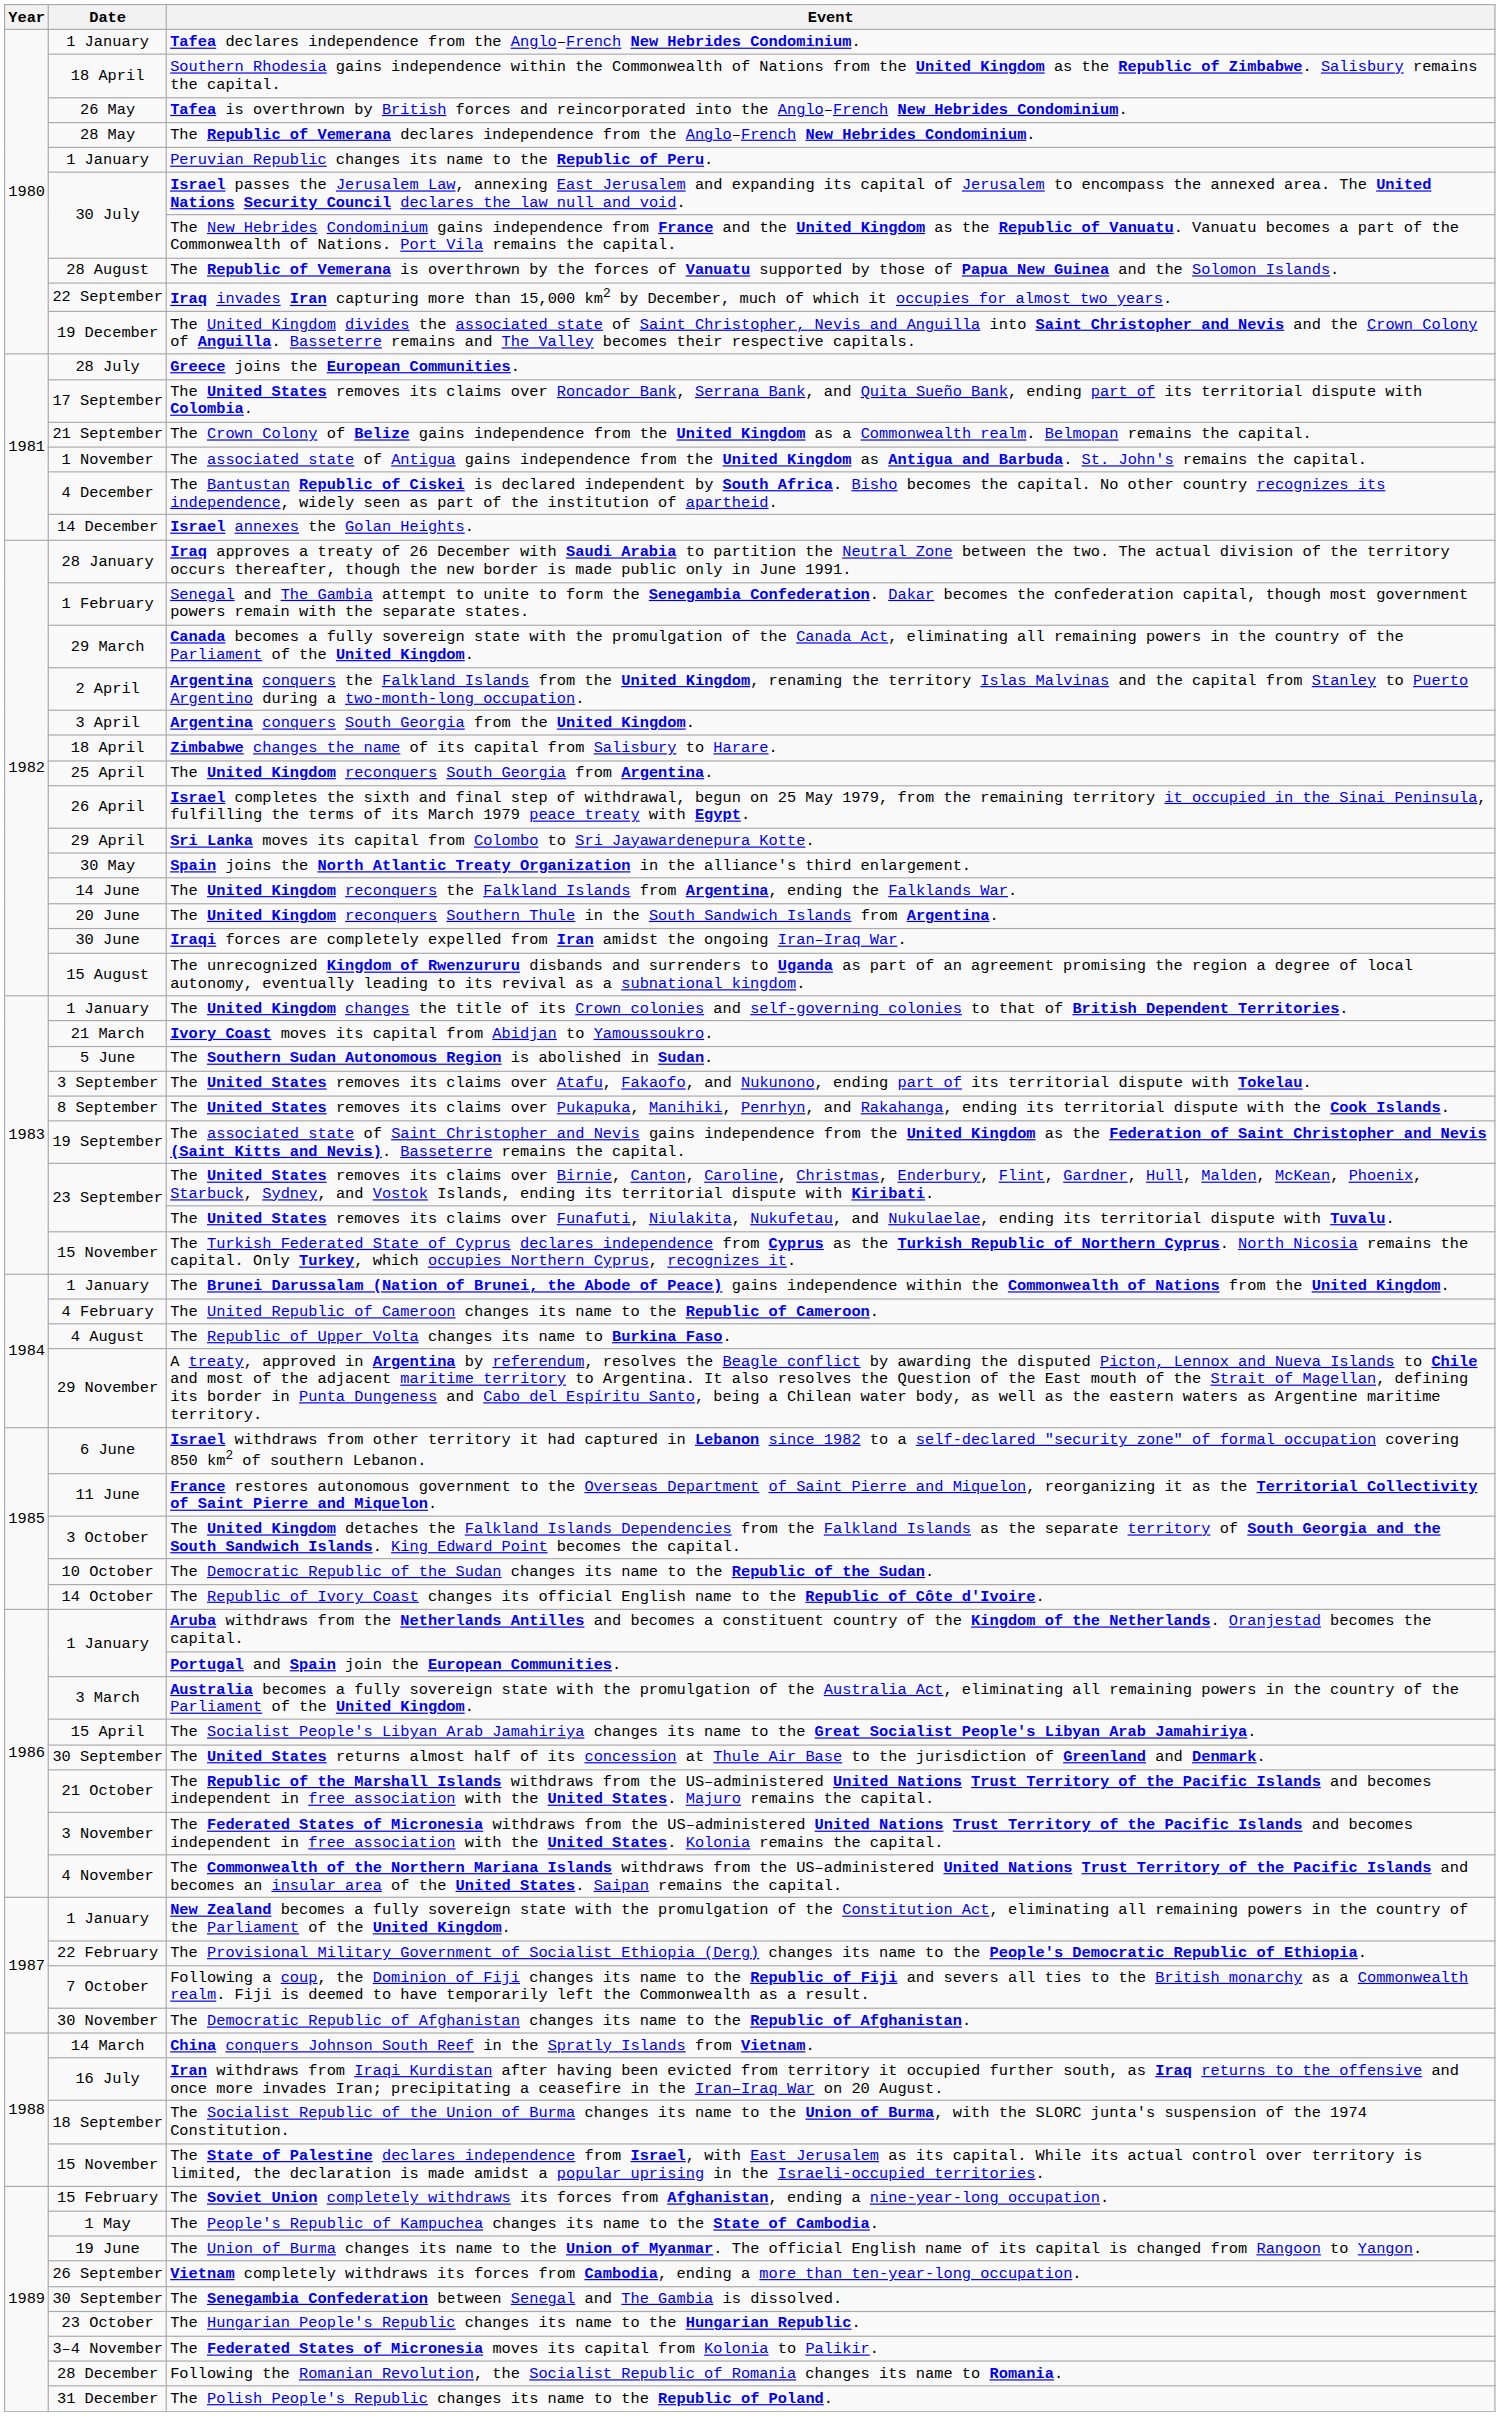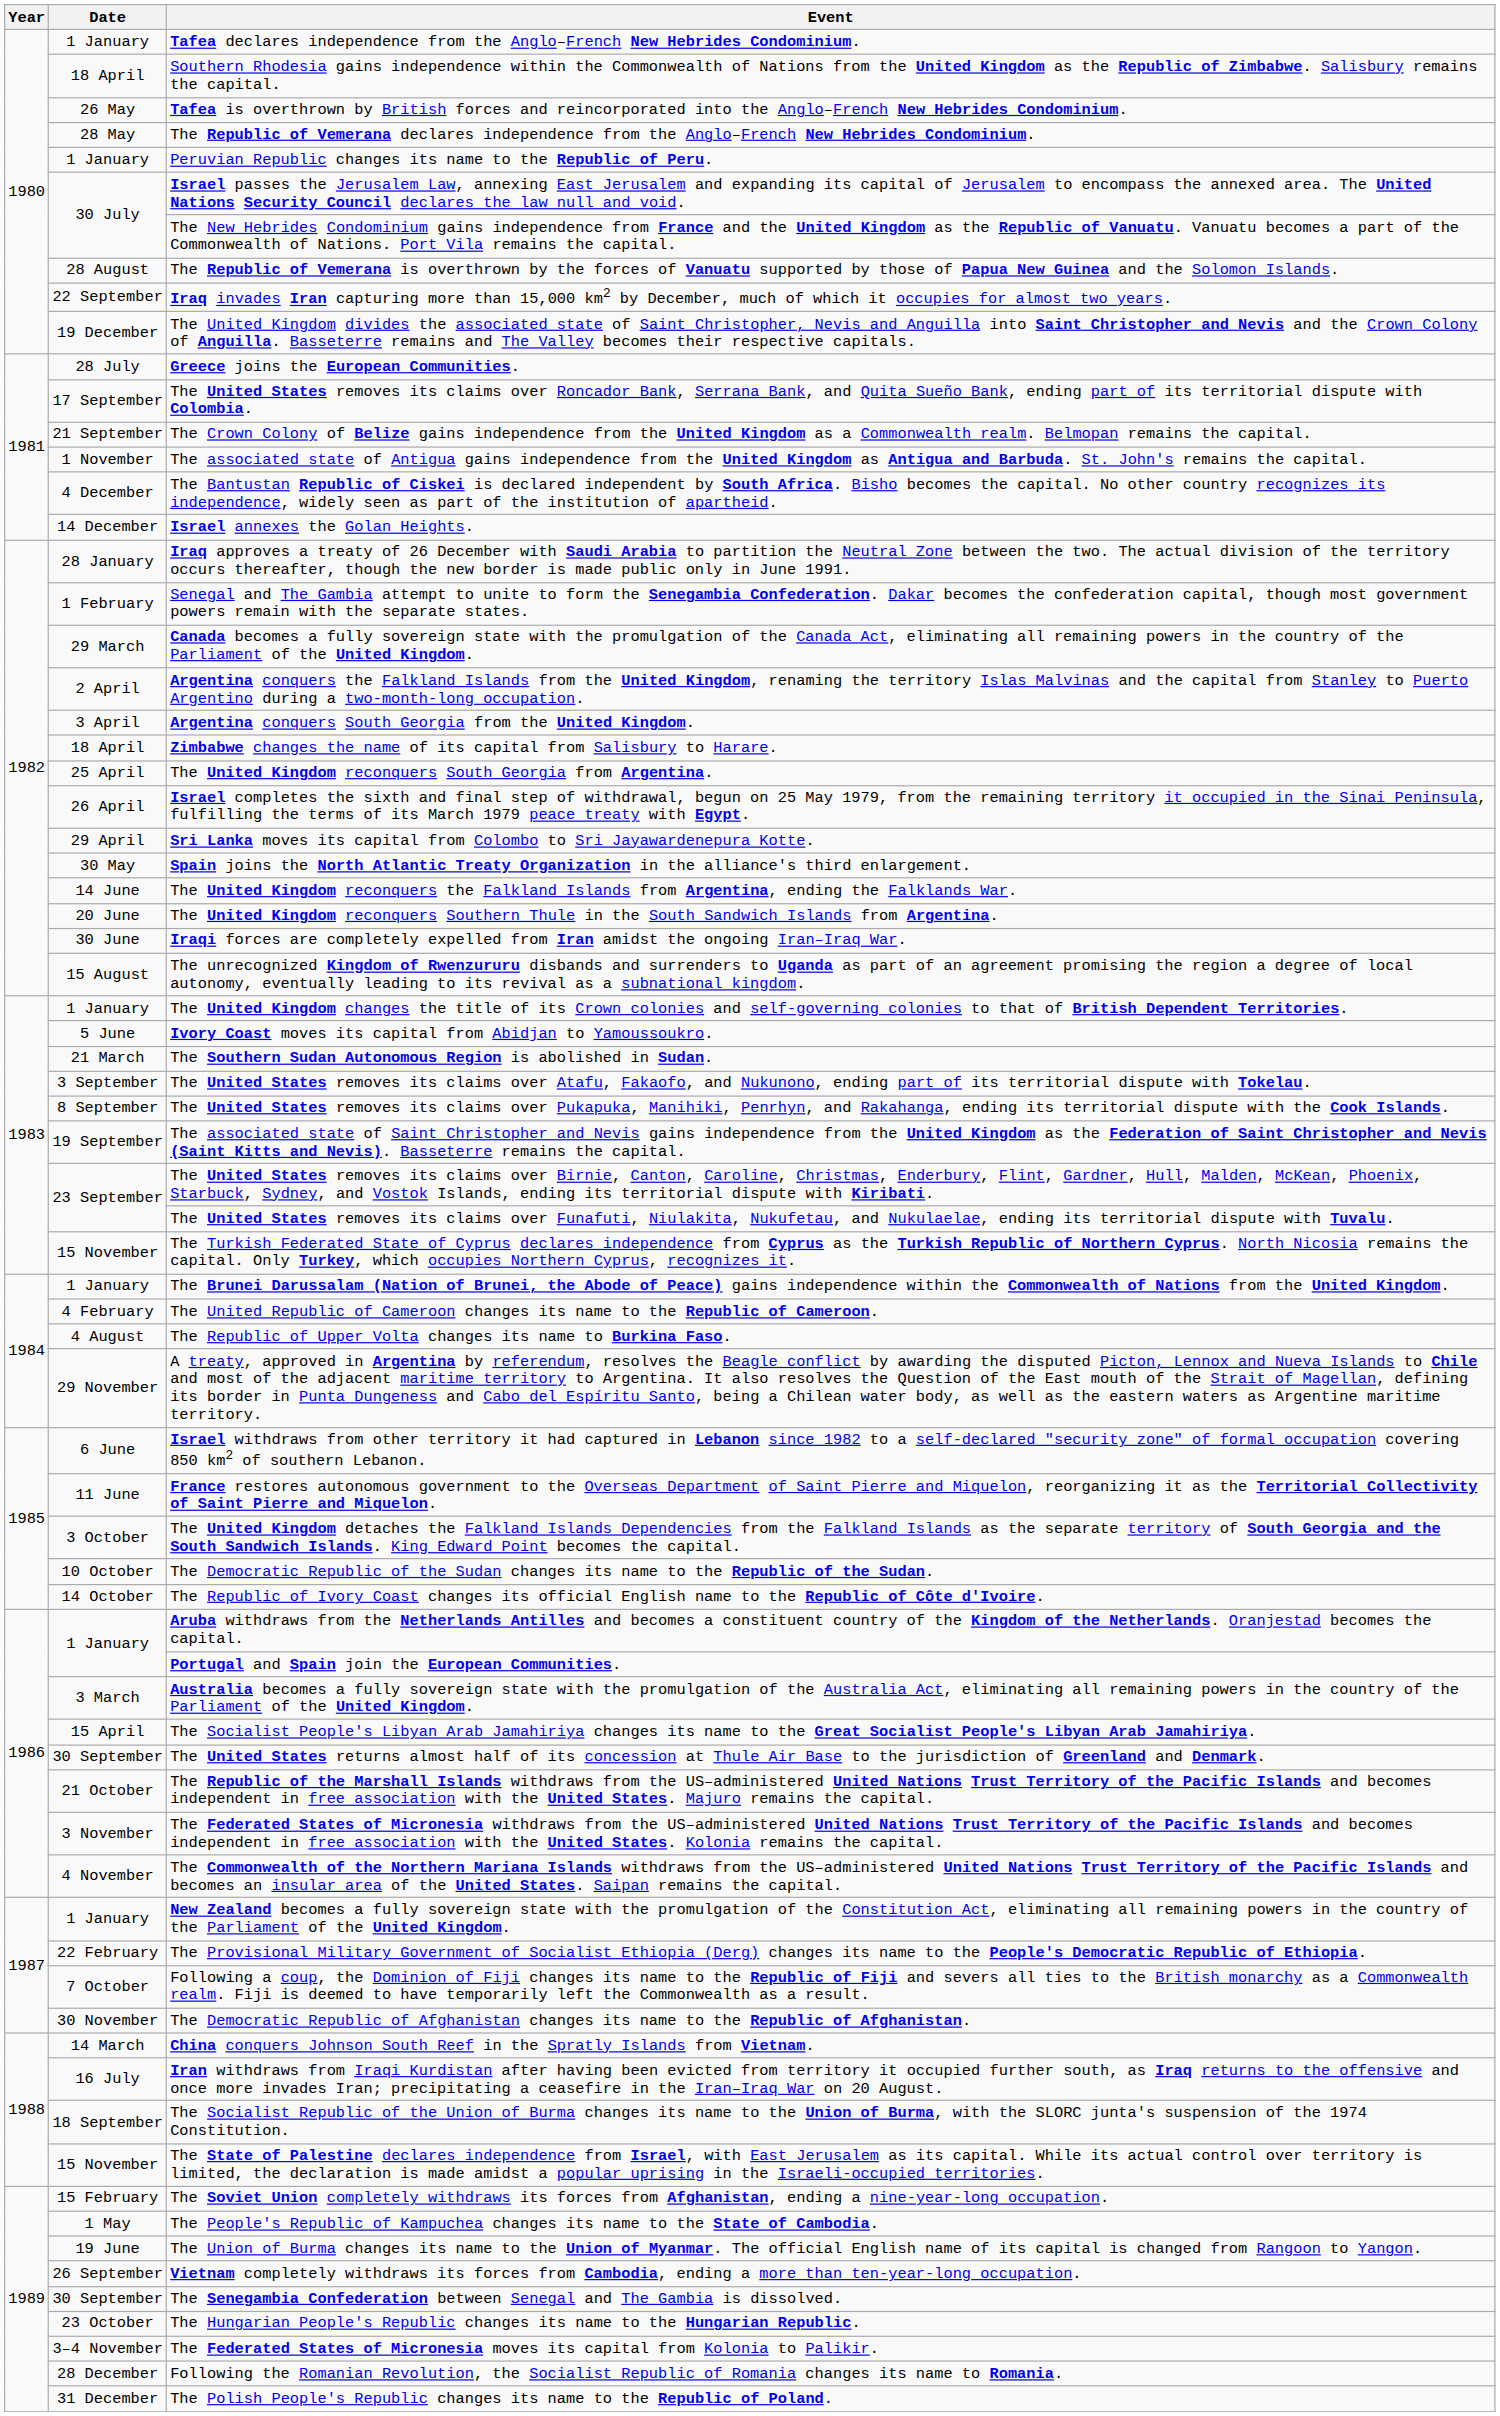(108, 1033) 21 March -> (108, 1033) 5 June
(108, 1058) 5 June -> (108, 1058) 21 March
